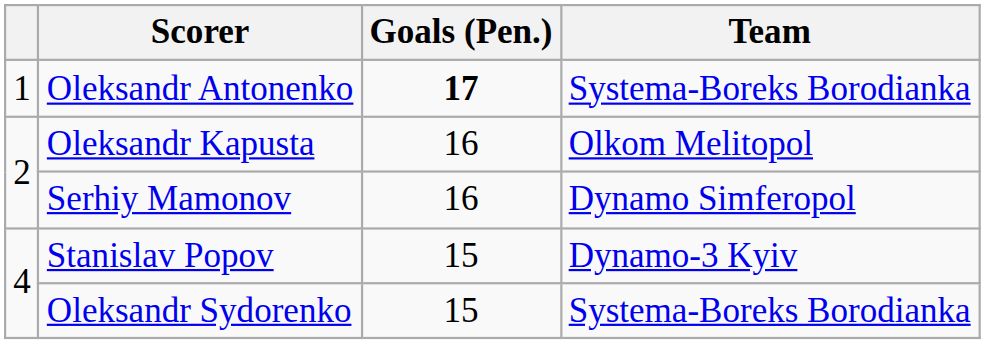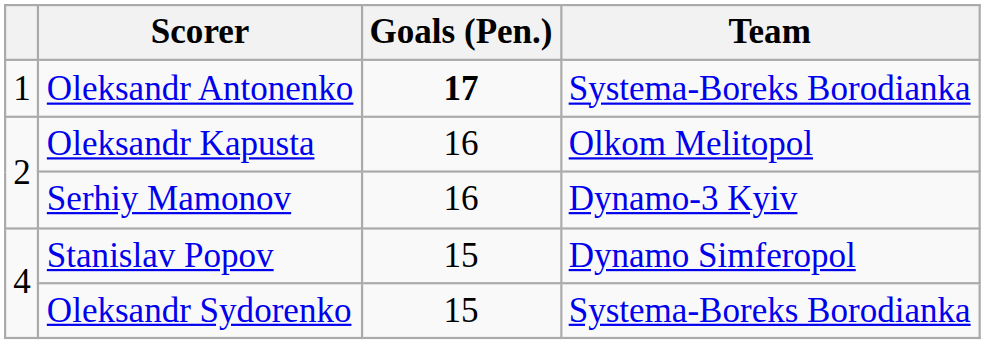(712, 198) Dynamo Simferopol -> (683, 198) Dynamo-3 Kyiv
(683, 254) Dynamo-3 Kyiv -> (712, 254) Dynamo Simferopol
